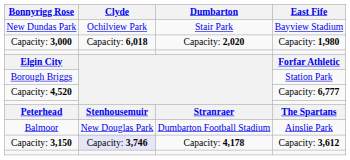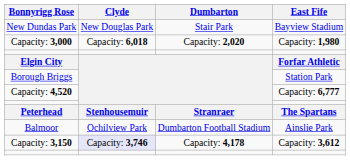(117, 27) Ochilview Park -> (117, 27) New Douglas Park
(117, 127) New Douglas Park -> (117, 127) Ochilview Park
